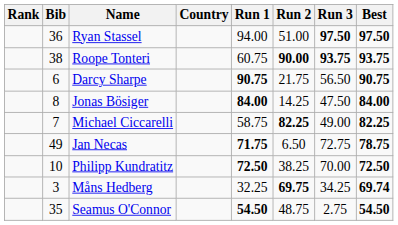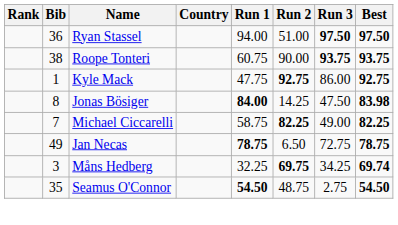(294, 58) bold -> (294, 58) normal
+ row: (103, 79)
- row: (109, 79)
(374, 101) 84.00 -> (374, 101) 83.98
(252, 144) 71.75 -> (252, 144) 78.75
- row: (123, 166)
